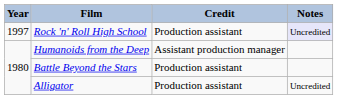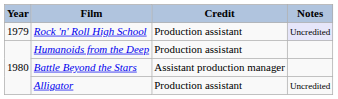(18, 31) 1997 -> (18, 31) 1979
(220, 49) Assistant production manager -> (198, 49) Production assistant
(198, 67) Production assistant -> (220, 67) Assistant production manager
